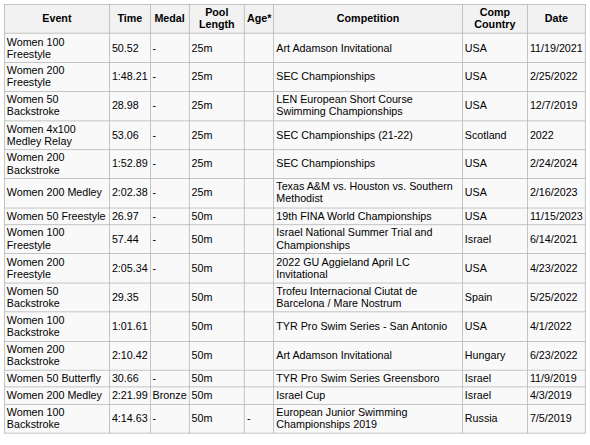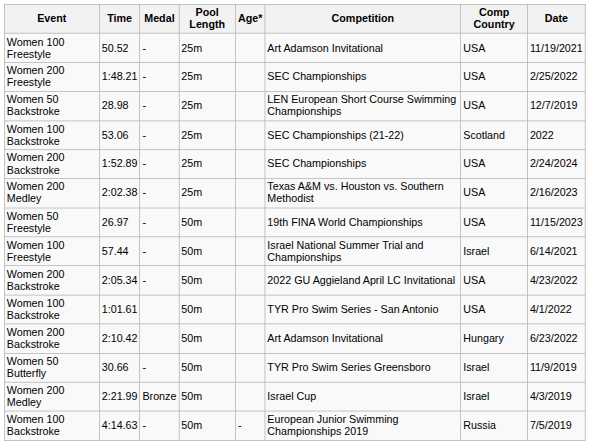(41, 135) Women 4x100 Medley Relay -> (36, 135) Women 100 Backstroke
(36, 268) Women 200 Freestyle -> (36, 280) Women 200 Backstroke
- row: (125, 297)
